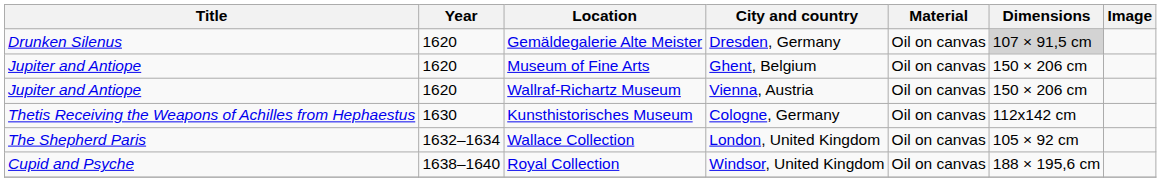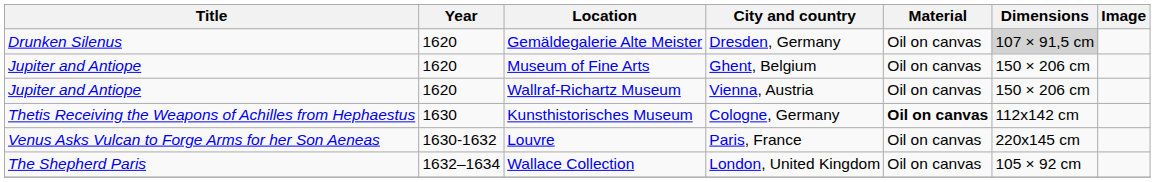(939, 115) normal -> (938, 115) bold
+ row: (531, 139)
- row: (563, 164)
